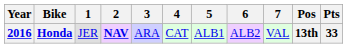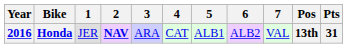(332, 33) 33 -> (332, 33) 31
